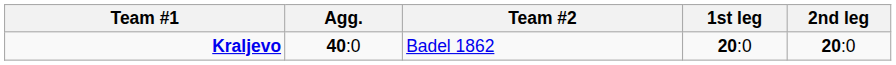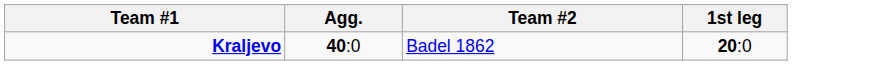- column: (839, 18)
